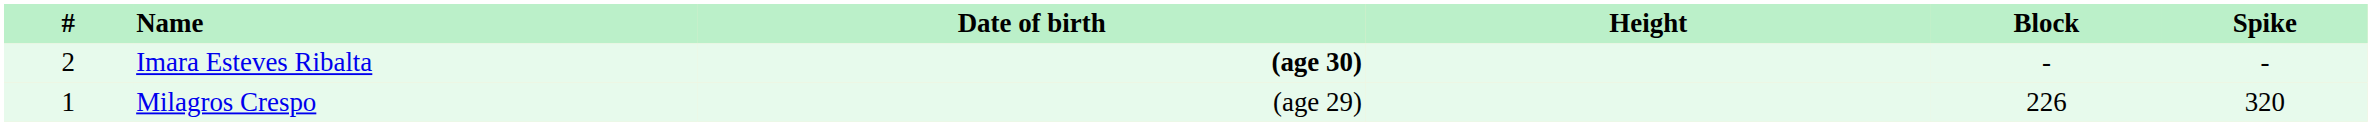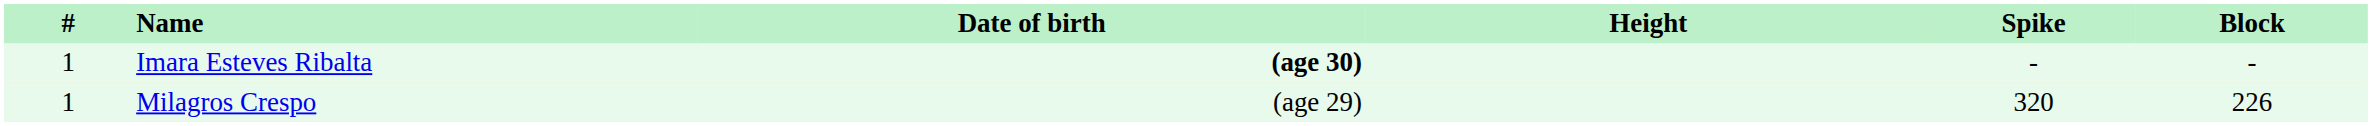columns swapped: (2265, 23) <-> (2046, 23)
(68, 62) 2 -> (68, 62) 1
